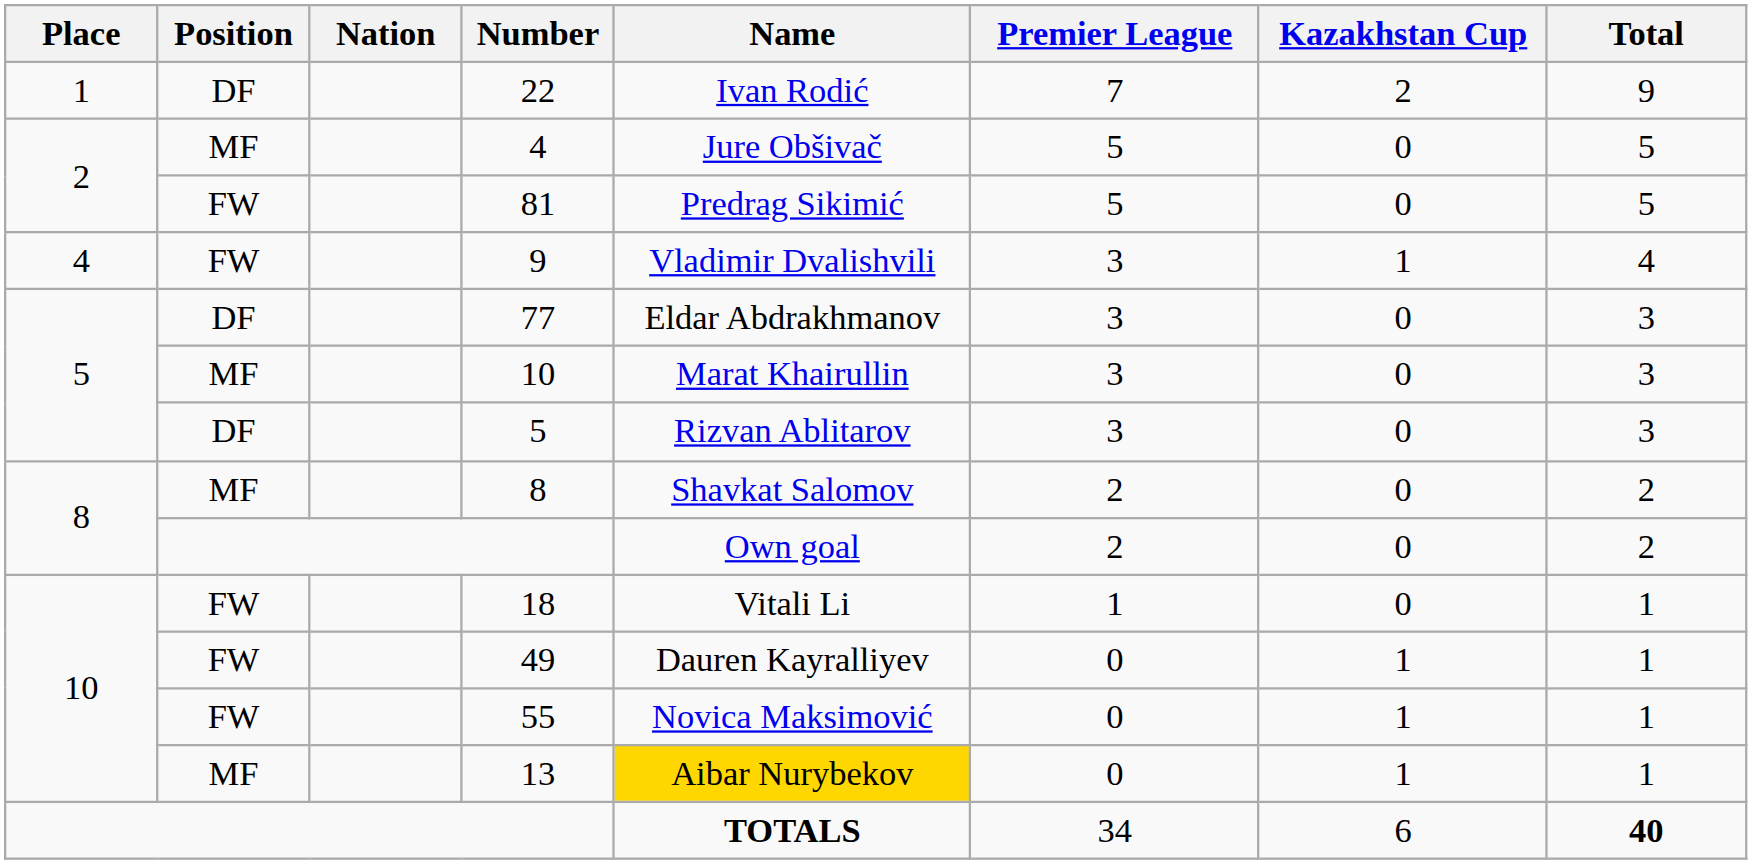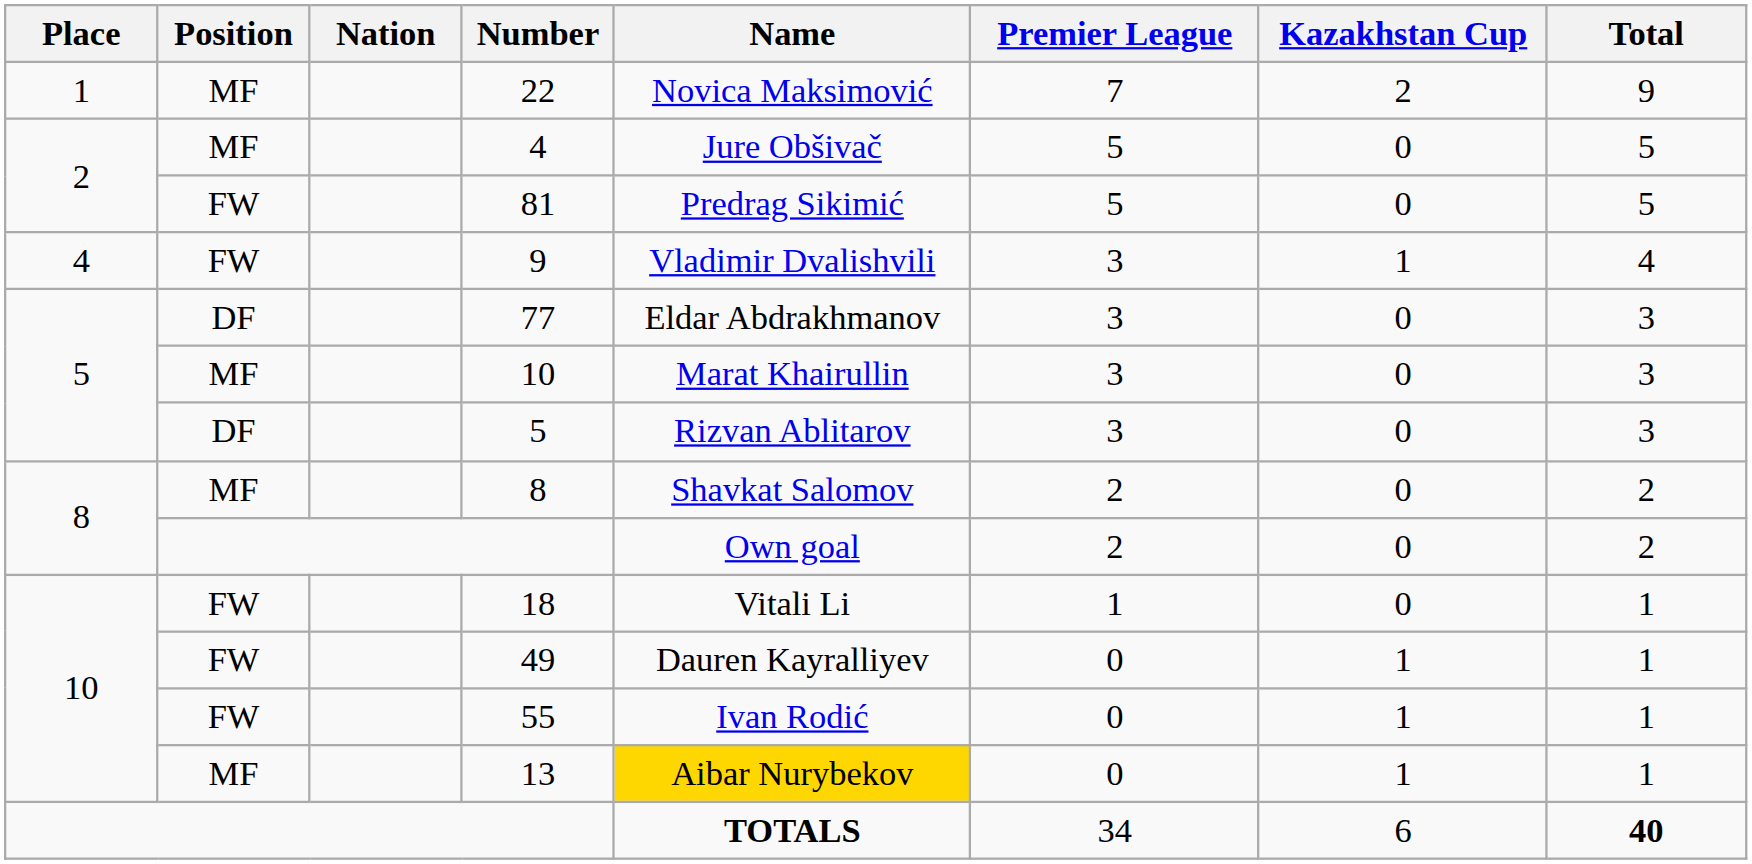(233, 90) DF -> (233, 90) MF
(792, 90) Ivan Rodić -> (792, 90) Novica Maksimović
(792, 715) Novica Maksimović -> (792, 715) Ivan Rodić
